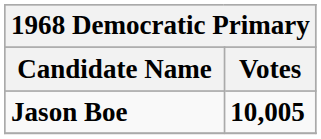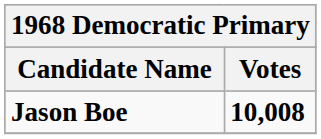(268, 111) 10,005 -> (268, 111) 10,008
